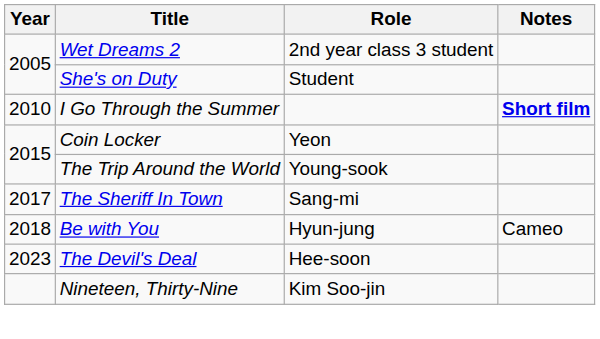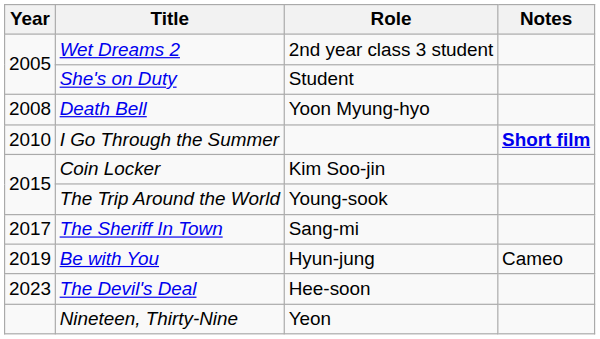+ row: (103, 109)
(310, 139) Yeon -> (337, 169) Kim Soo-jin
(30, 229) 2018 -> (30, 259) 2019
(337, 288) Kim Soo-jin -> (310, 318) Yeon
